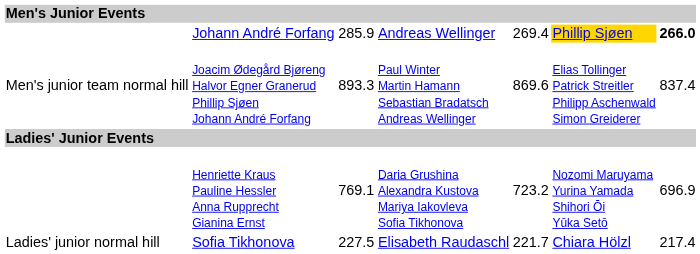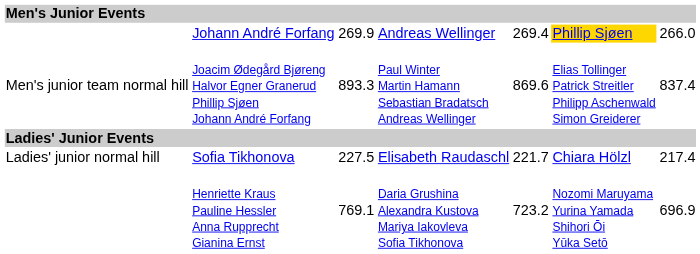(356, 33) 285.9 -> (356, 33) 269.9
(677, 33) bold -> (677, 33) normal
rows swapped: (243, 242) <-> (235, 199)
